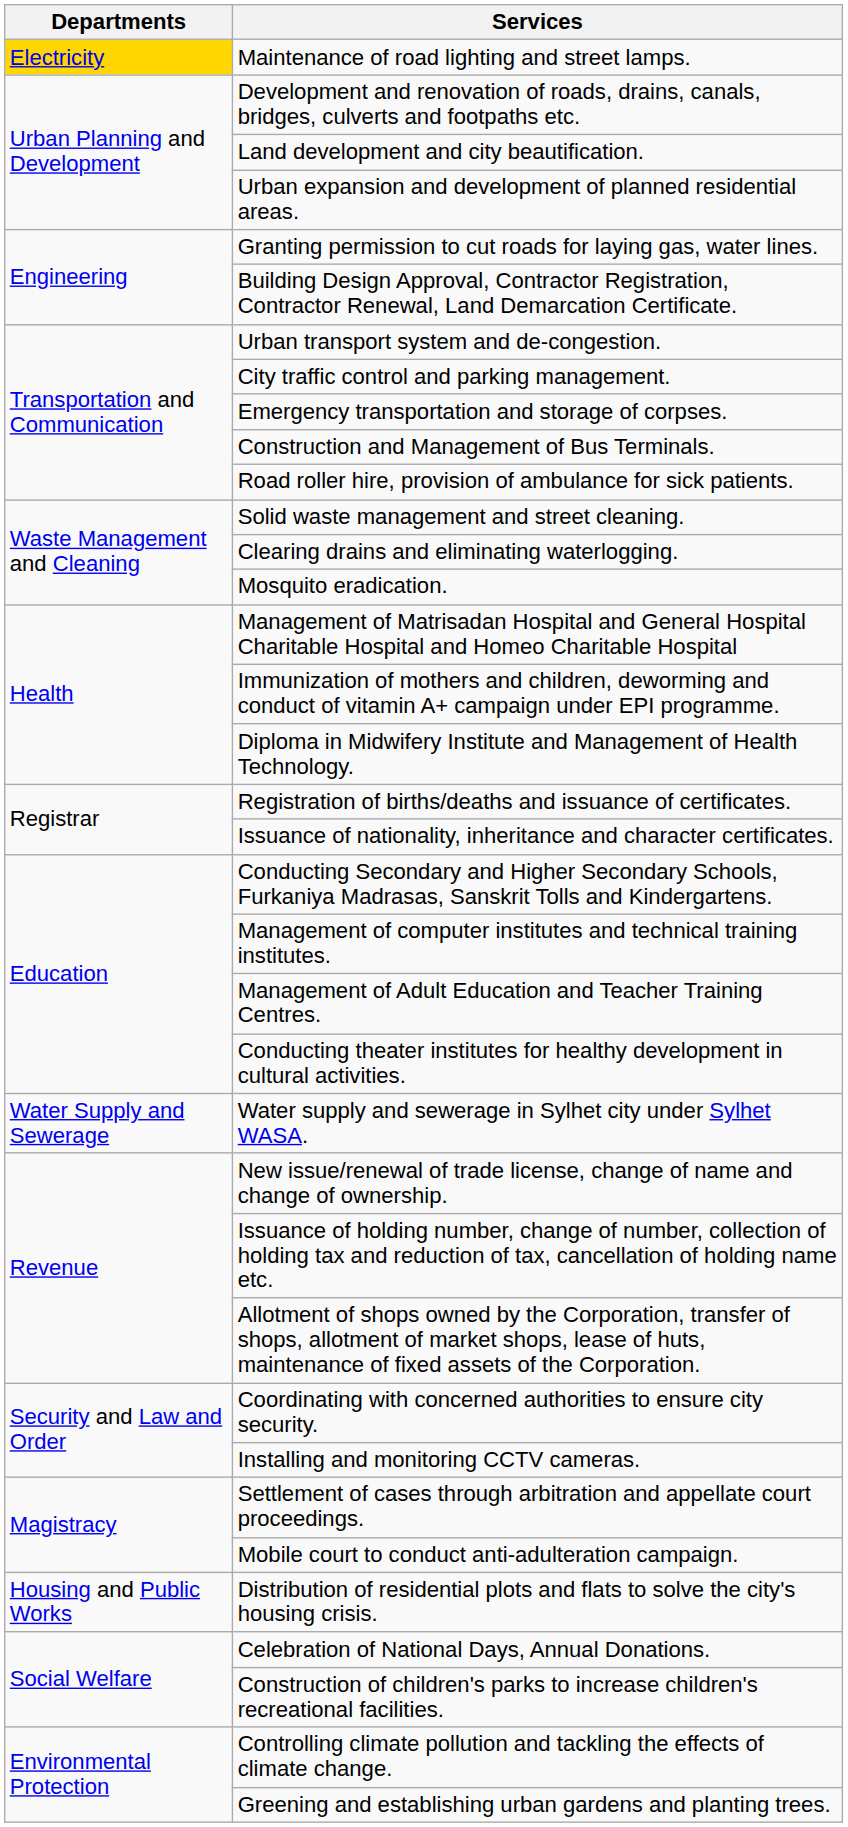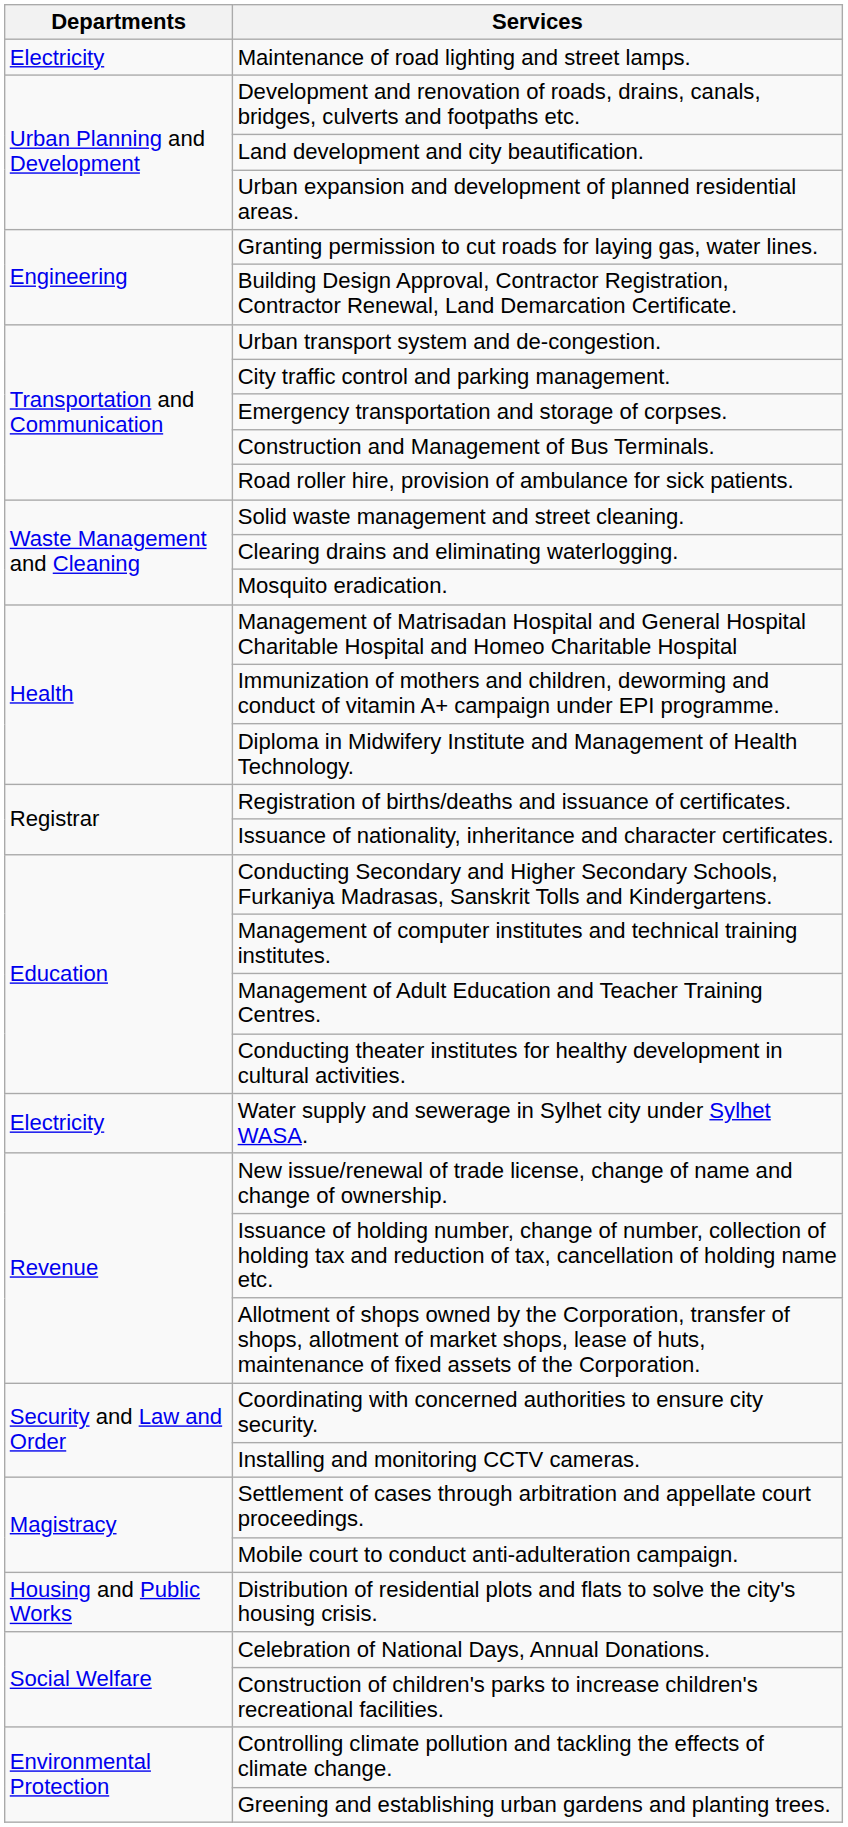(57, 57) gold background -> (57, 57) no background
(97, 1123) Water Supply and Sewerage -> (57, 1123) Electricity
